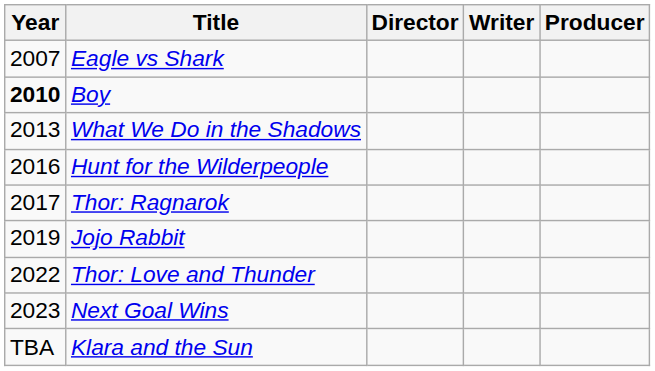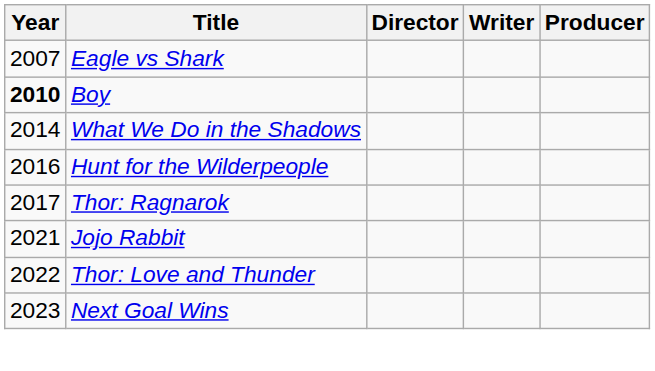(35, 130) 2013 -> (35, 130) 2014
(35, 238) 2019 -> (35, 238) 2021
- row: (162, 346)
